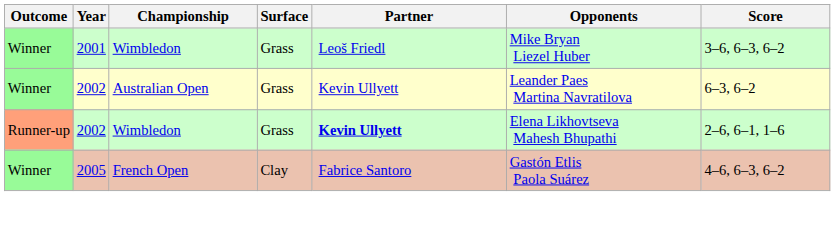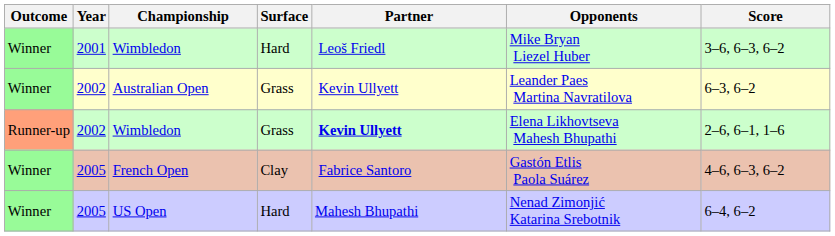(277, 47) Grass -> (275, 47) Hard
+ row: (91, 210)
